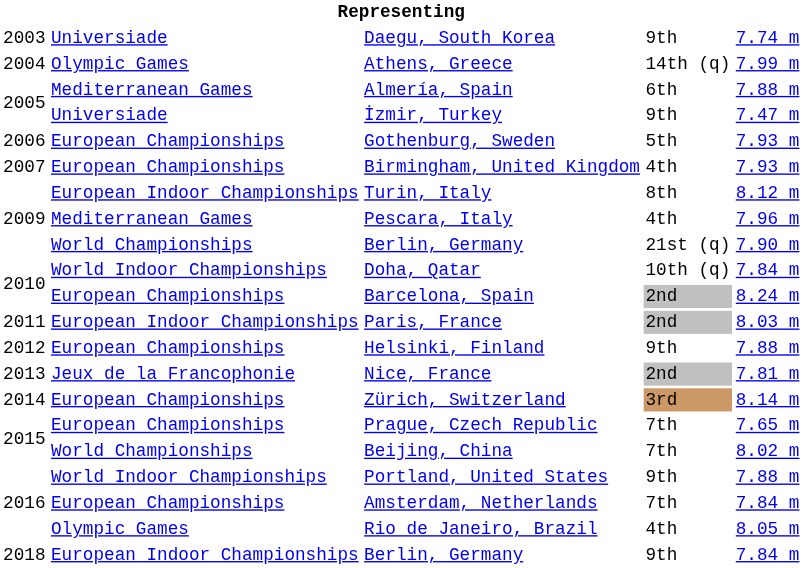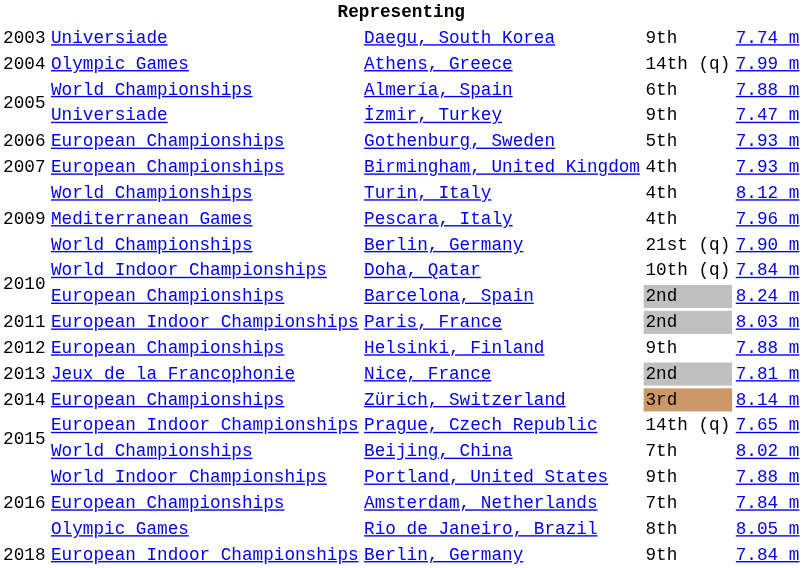(152, 90) Mediterranean Games -> (152, 90) World Championships
(205, 193) European Indoor Championships -> (152, 193) World Championships
(661, 193) 8th -> (661, 193) 4th
(168, 426) European Championships -> (205, 426) European Indoor Championships
(661, 426) 7th -> (688, 426) 14th (q)
(661, 529) 4th -> (661, 529) 8th
